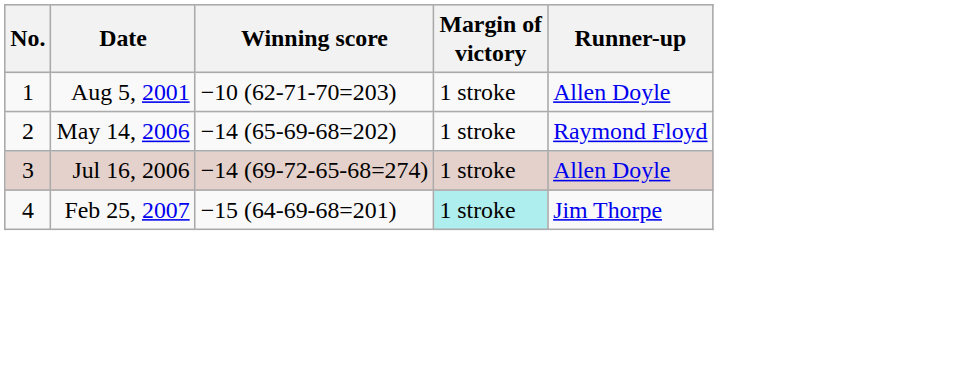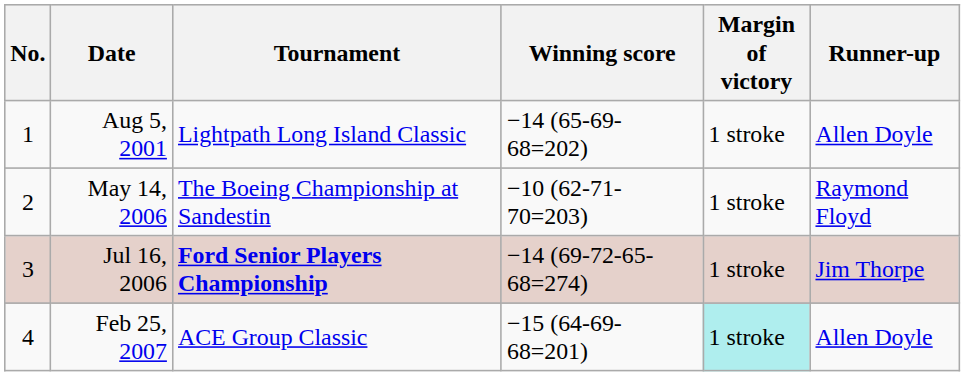+ column: (337, 52)
(299, 91) −10 (62-71-70=203) -> (564, 134) −14 (65-69-68=202)
(299, 131) −14 (65-69-68=202) -> (564, 201) −10 (62-71-70=203)
(612, 170) Allen Doyle -> (870, 269) Jim Thorpe
(608, 210) Jim Thorpe -> (874, 337) Allen Doyle
